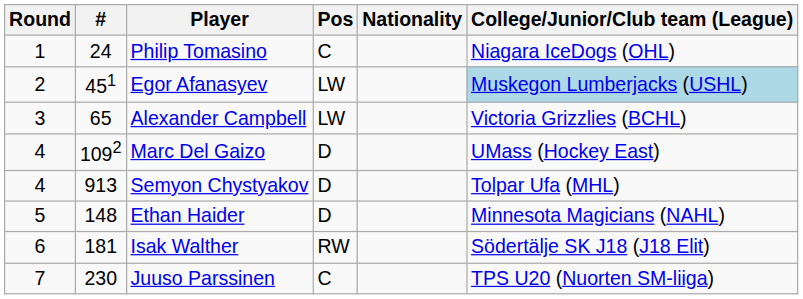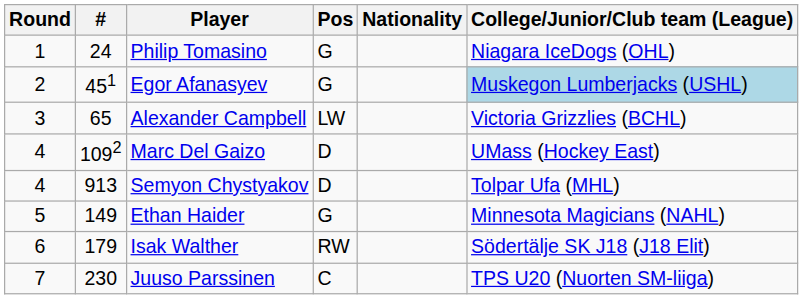(325, 50) C -> (325, 50) G
(331, 84) LW -> (325, 84) G
(101, 216) 148 -> (101, 216) 149
(325, 216) D -> (325, 216) G
(101, 247) 181 -> (101, 247) 179
